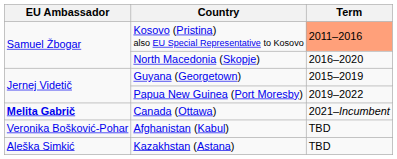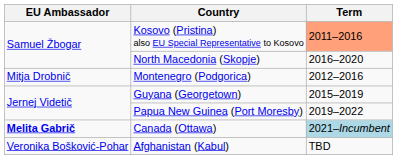+ row: (192, 77)
(349, 111) no background -> (349, 128) lightblue background
- row: (184, 146)
